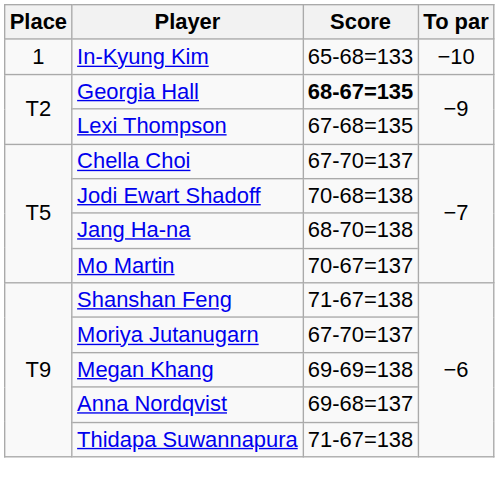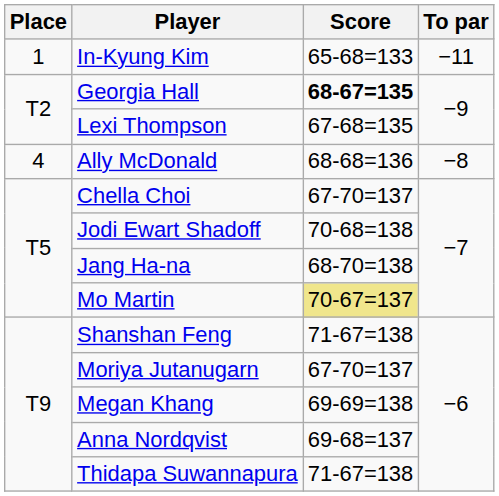(456, 56) −10 -> (456, 56) −11
+ row: (147, 160)
(361, 265) no background -> (361, 299) khaki background
